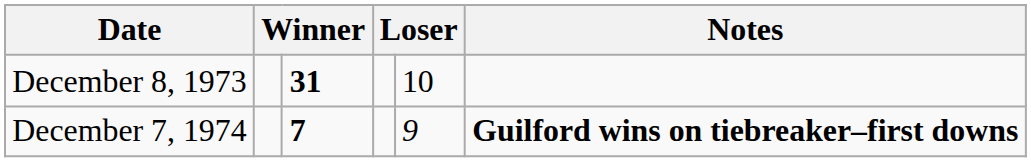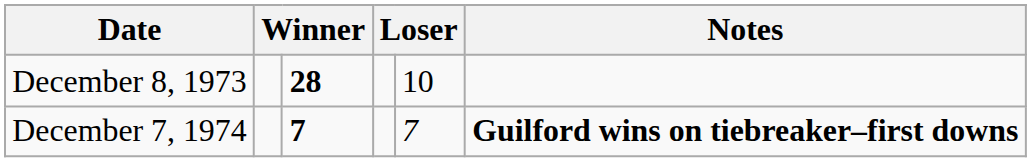(306, 80) 31 -> (306, 80) 28
(410, 130) 9 -> (410, 130) 7
